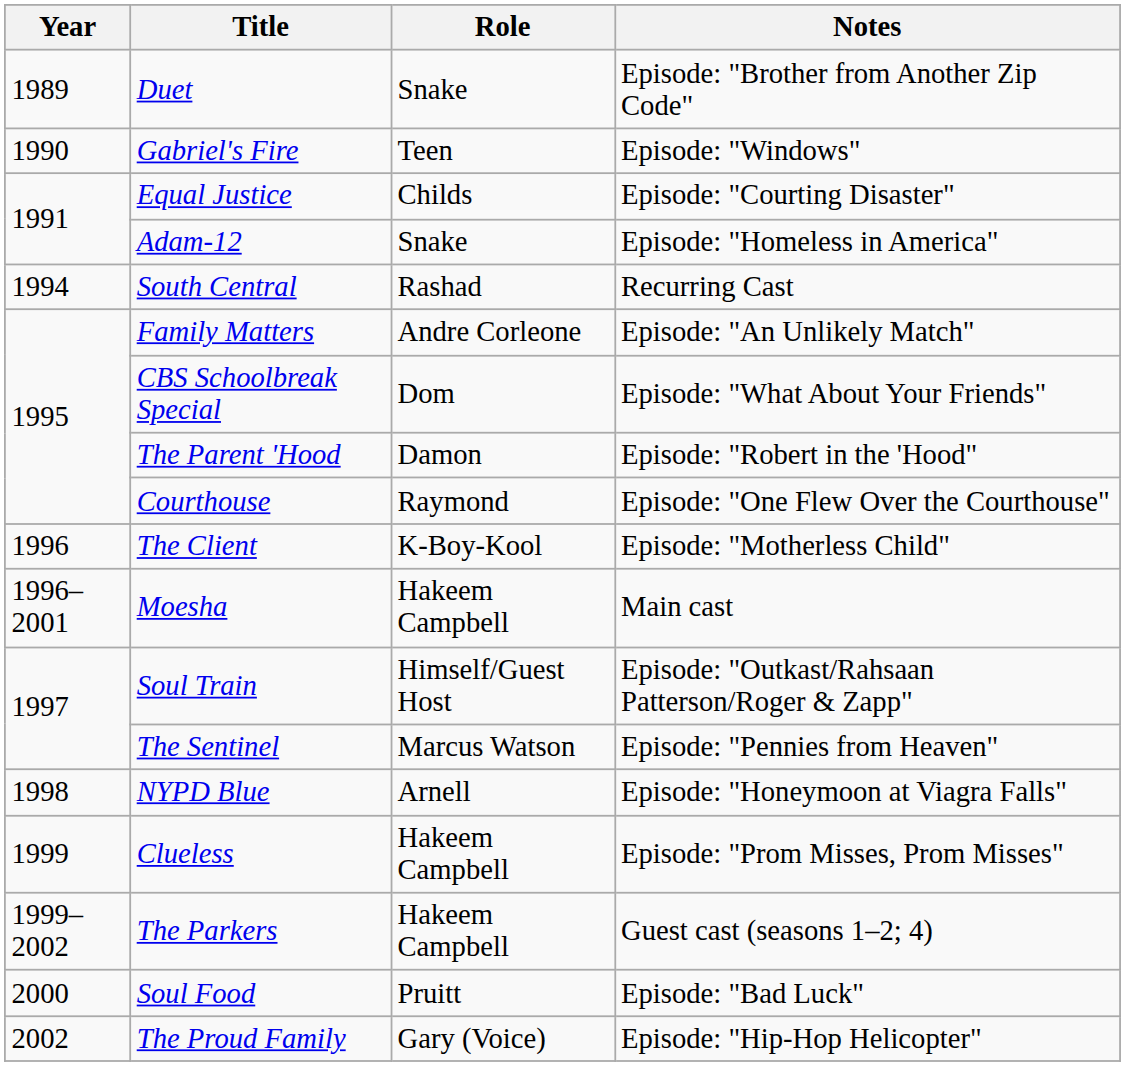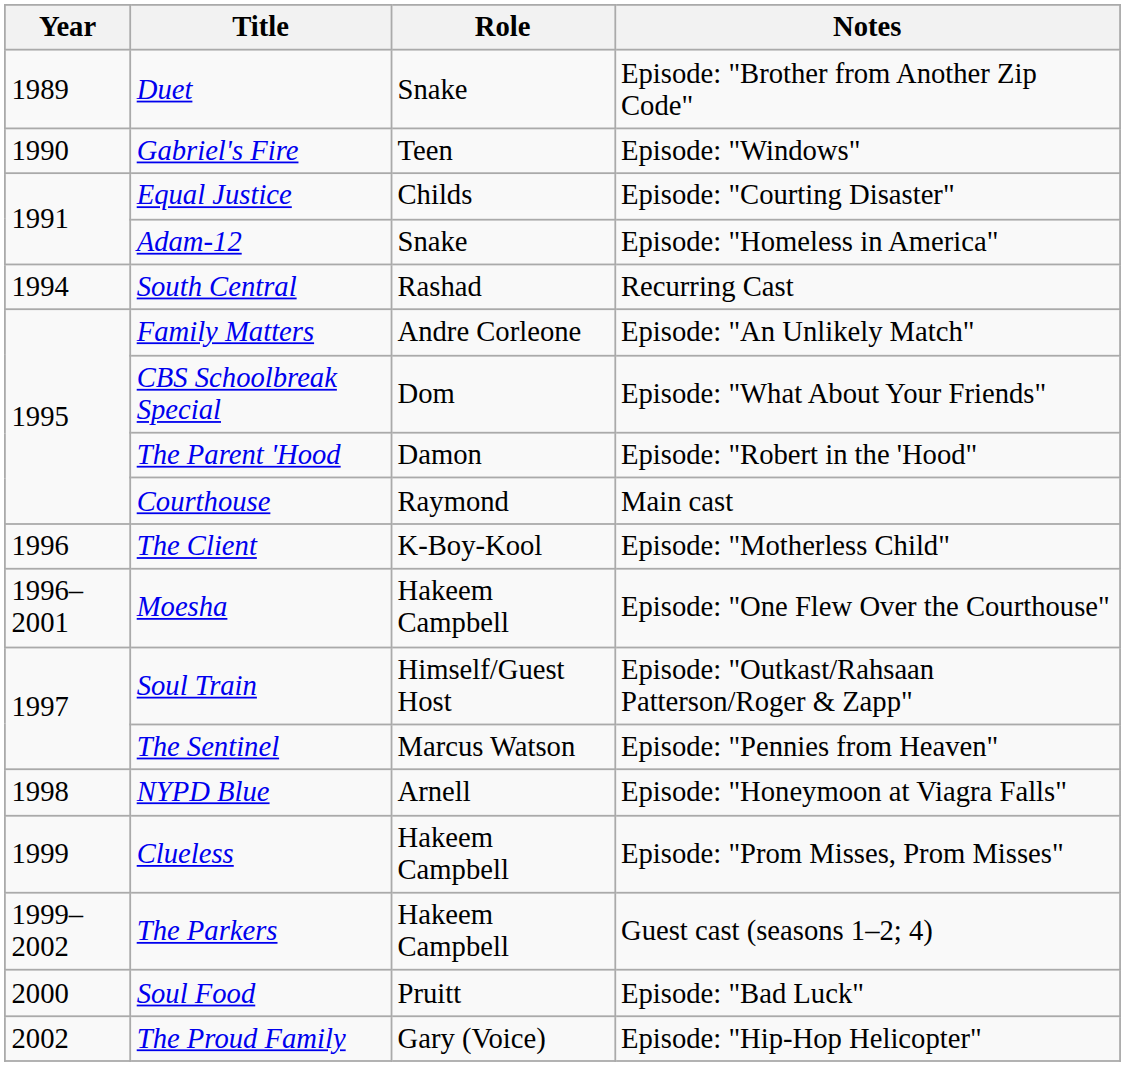(865, 500) Episode: "One Flew Over the Courthouse" -> (677, 500) Main cast
(677, 607) Main cast -> (865, 607) Episode: "One Flew Over the Courthouse"
